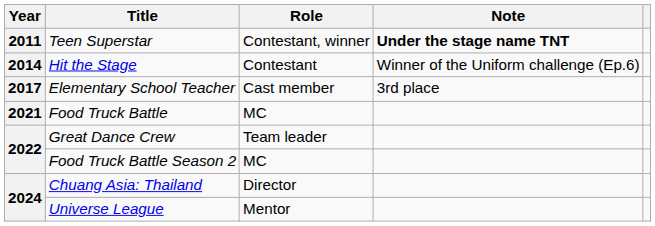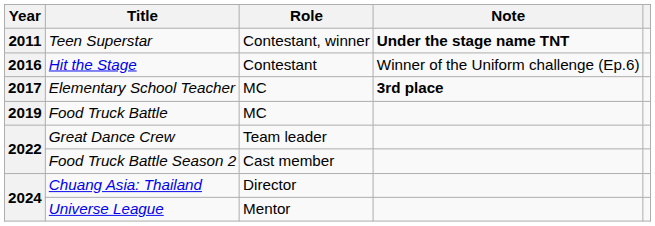(25, 64) 2014 -> (25, 64) 2016
(289, 88) Cast member -> (255, 88) MC
(408, 88) normal -> (410, 88) bold
(25, 112) 2021 -> (25, 112) 2019
(255, 161) MC -> (289, 161) Cast member
